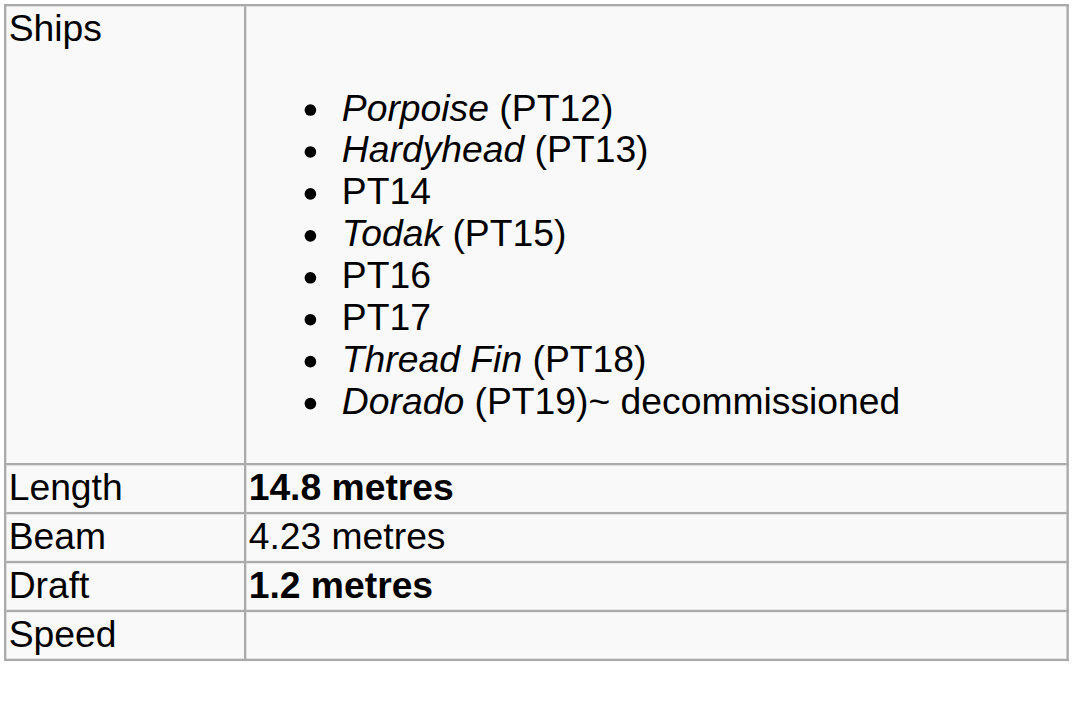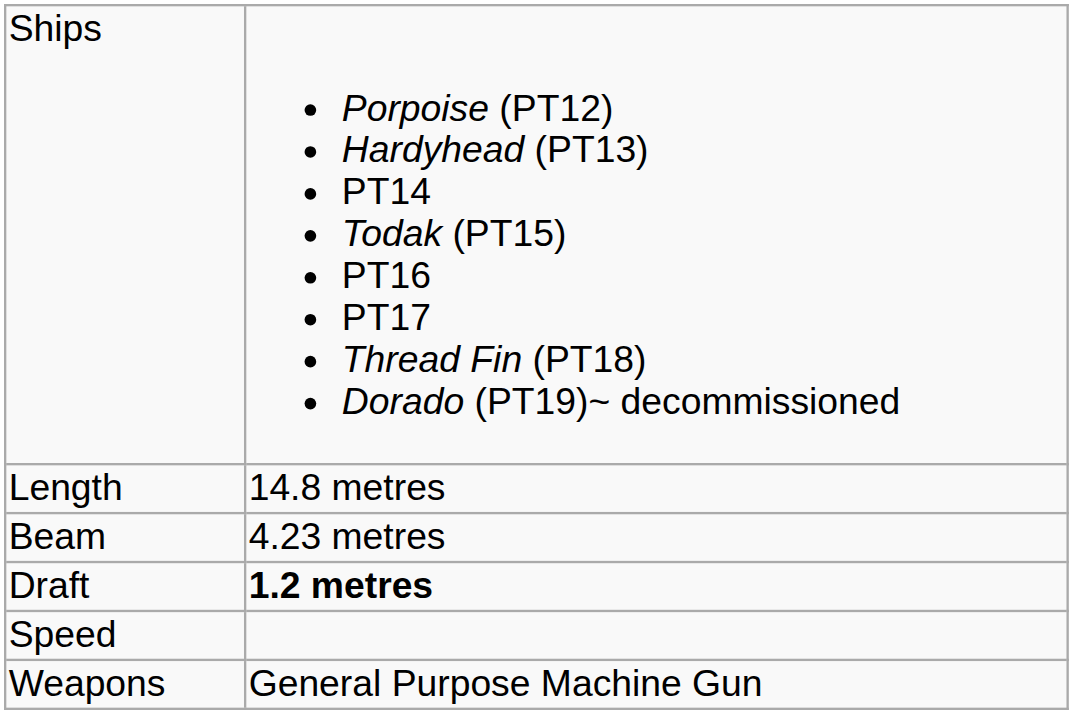(351, 487) bold -> (347, 487) normal
+ row: (87, 683)
